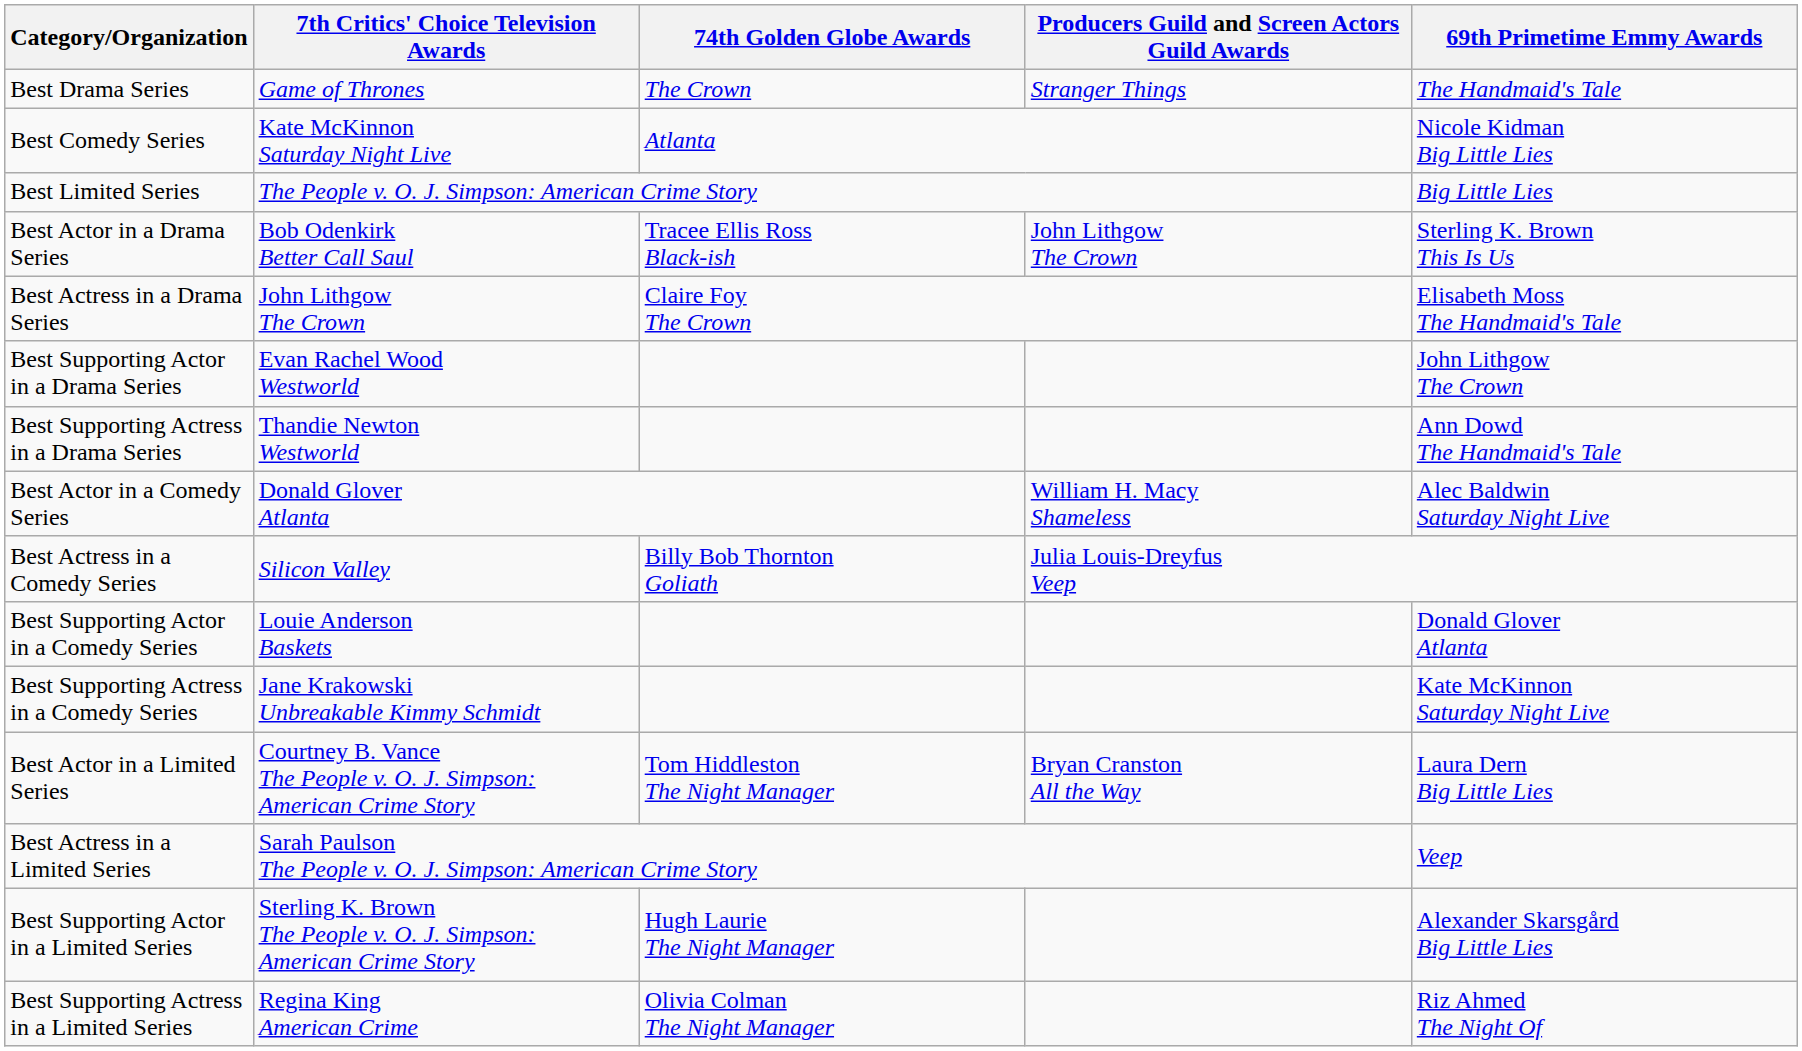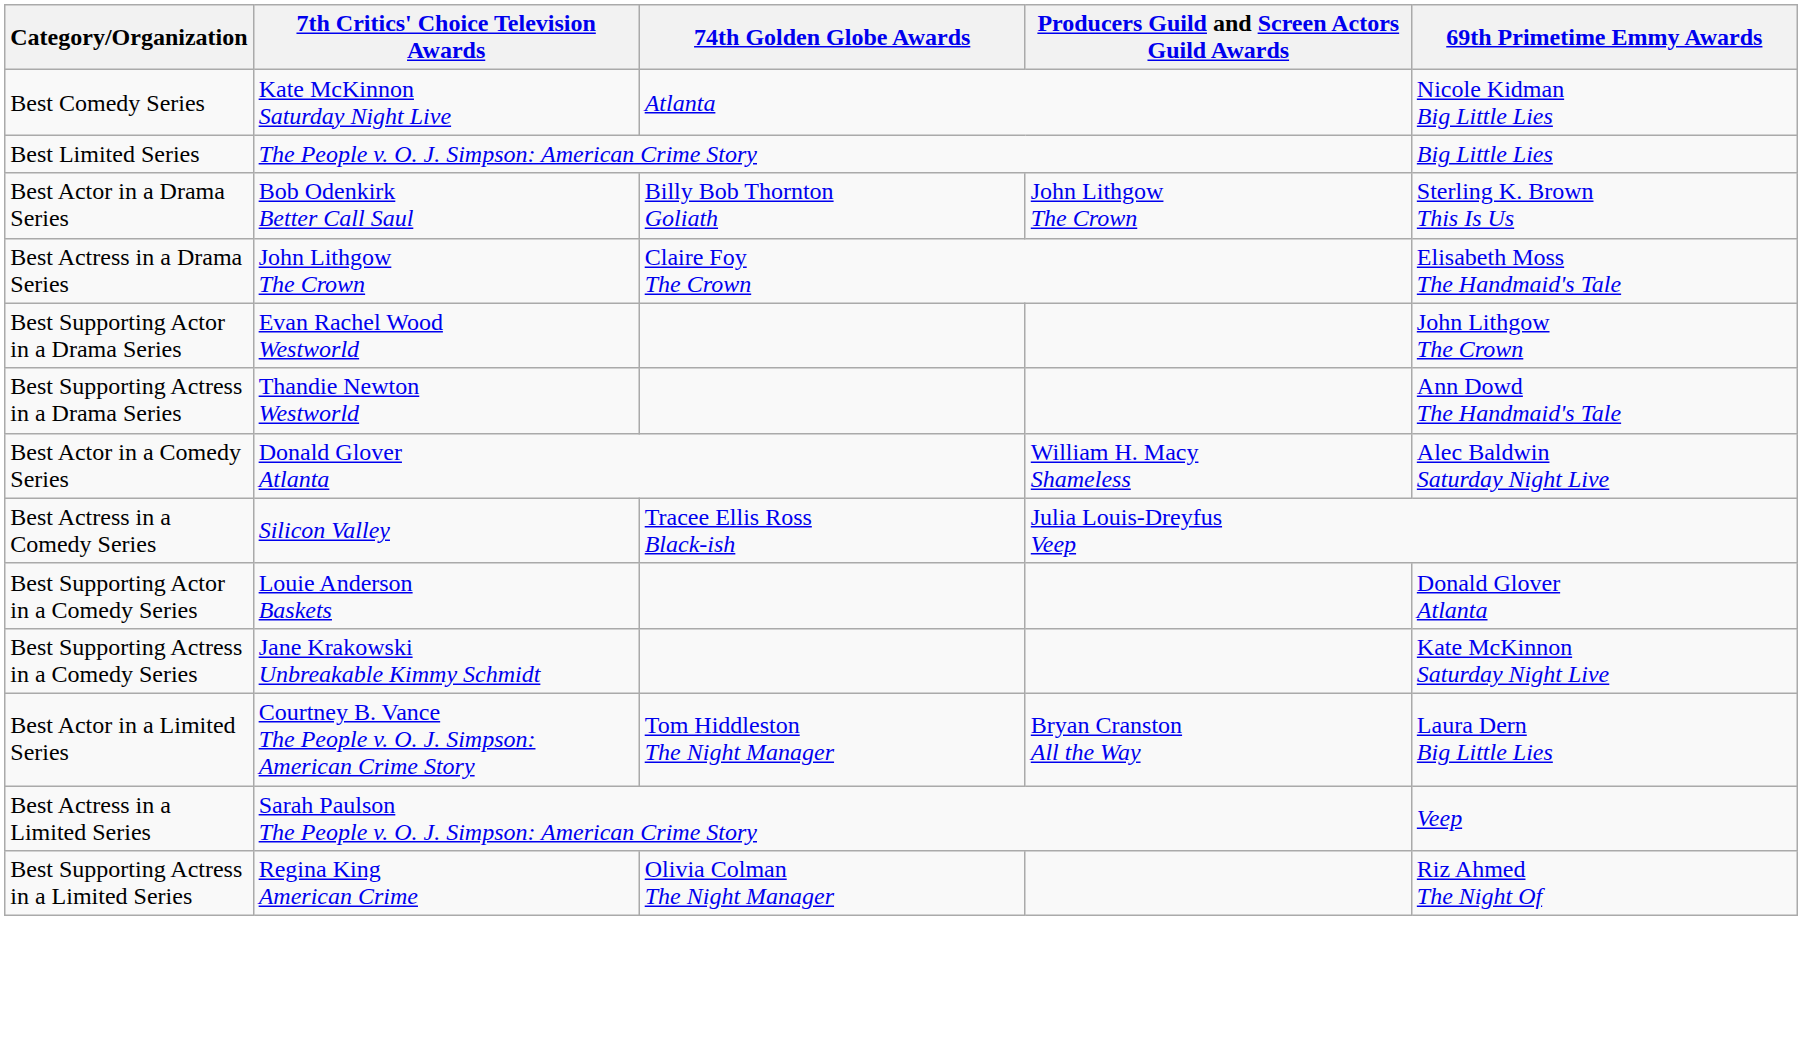- row: (100, 88)
(728, 243) Tracee Ellis Ross Black-ish -> (739, 205) Billy Bob Thornton Goliath
(739, 568) Billy Bob Thornton Goliath -> (728, 530) Tracee Ellis Ross Black-ish
- row: (118, 934)
